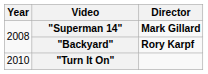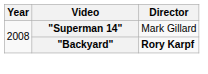(171, 28) bold -> (169, 28) normal
- row: (85, 61)
